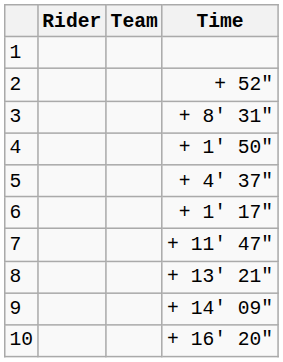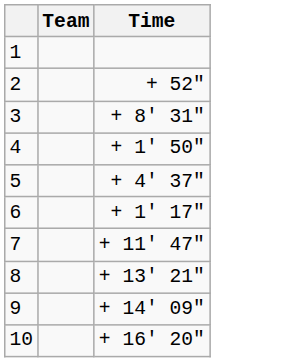- column: (72, 21)
